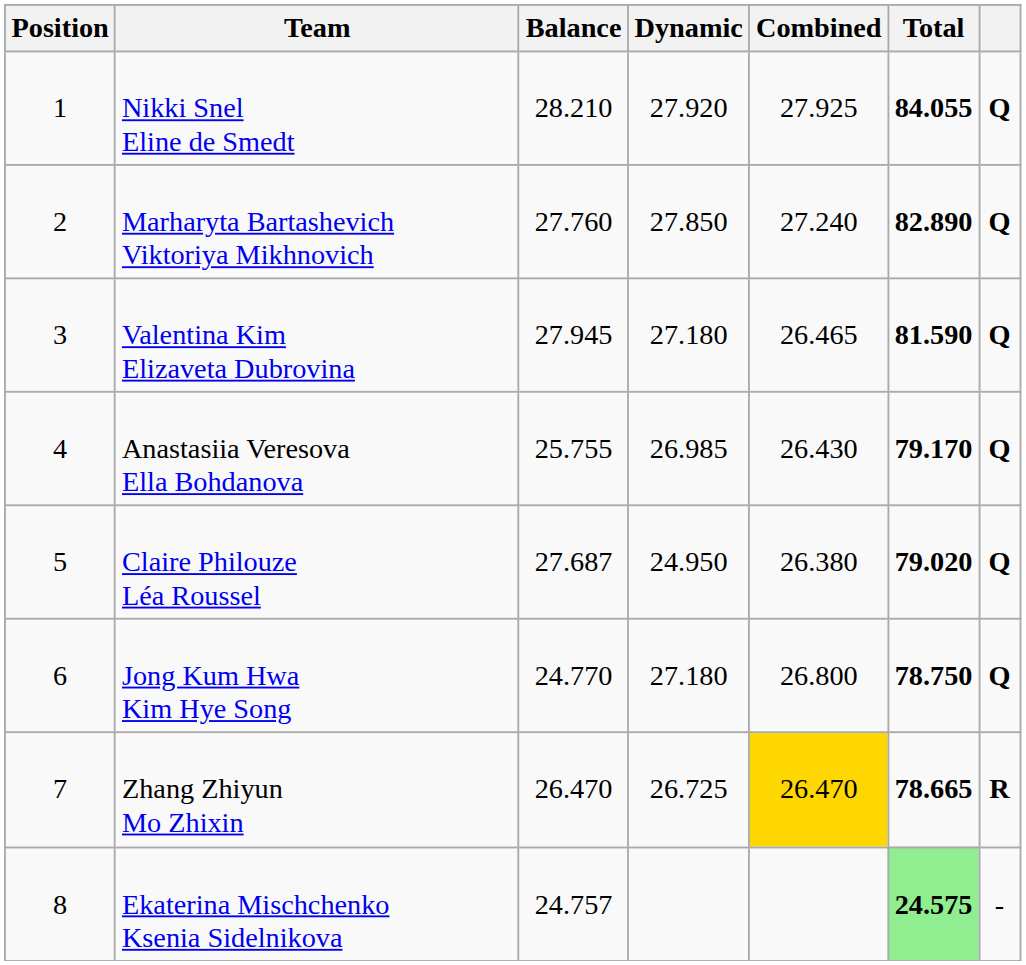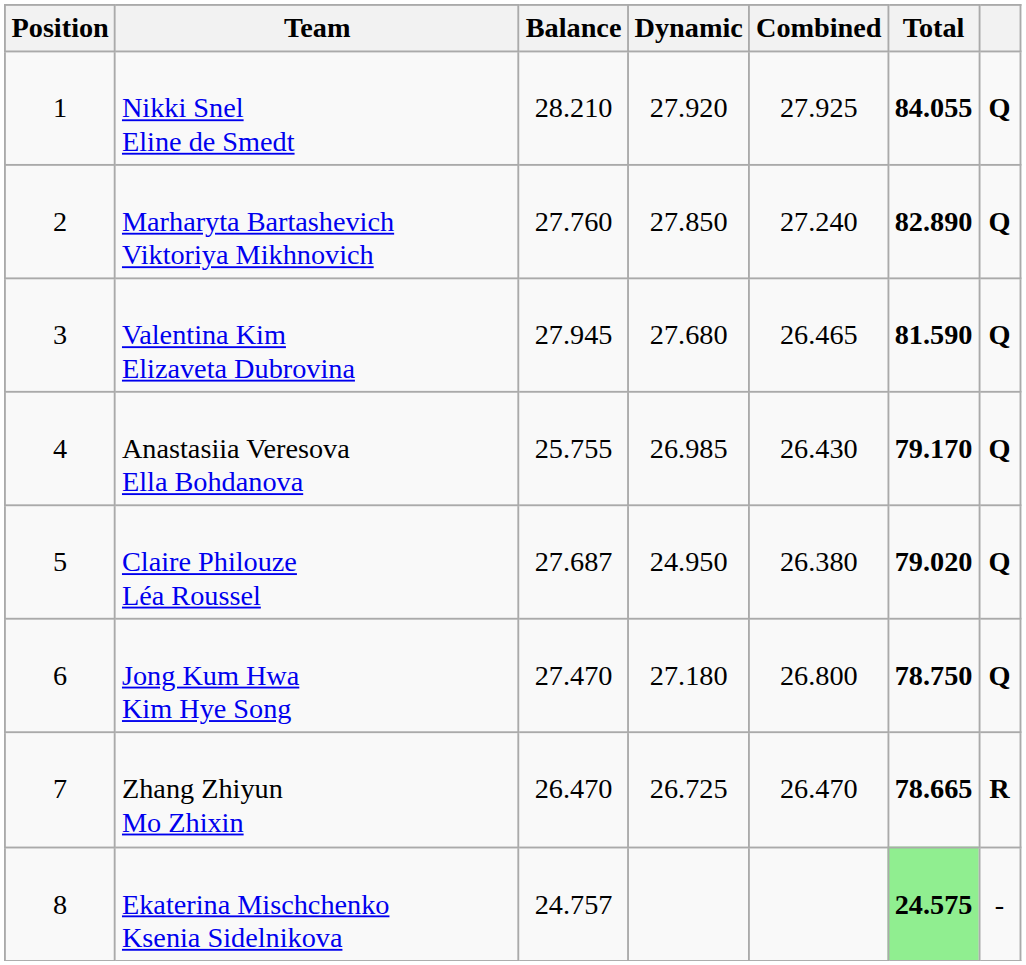(689, 335) 27.180 -> (689, 335) 27.680
(574, 675) 24.770 -> (574, 675) 27.470
(819, 789) gold background -> (819, 789) no background
